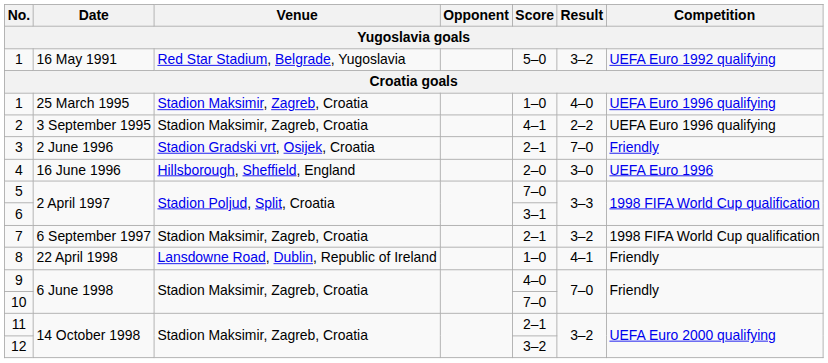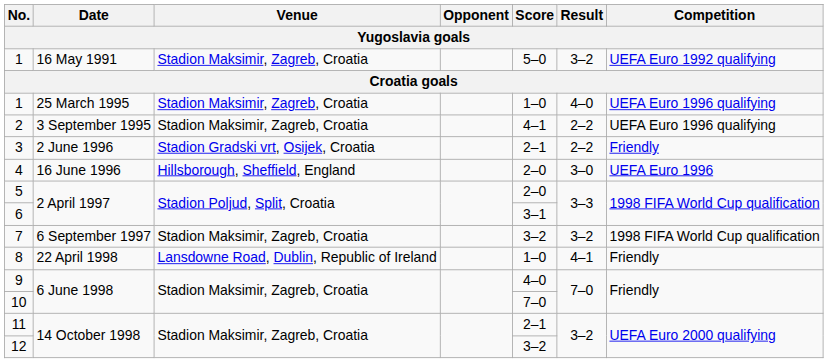(282, 59) Red Star Stadium, Belgrade, Yugoslavia -> (263, 59) Stadion Maksimir, Zagreb, Croatia
(582, 147) 7–0 -> (582, 147) 2–2
(535, 192) 7–0 -> (535, 192) 2–0
(535, 236) 2–1 -> (535, 236) 3–2
